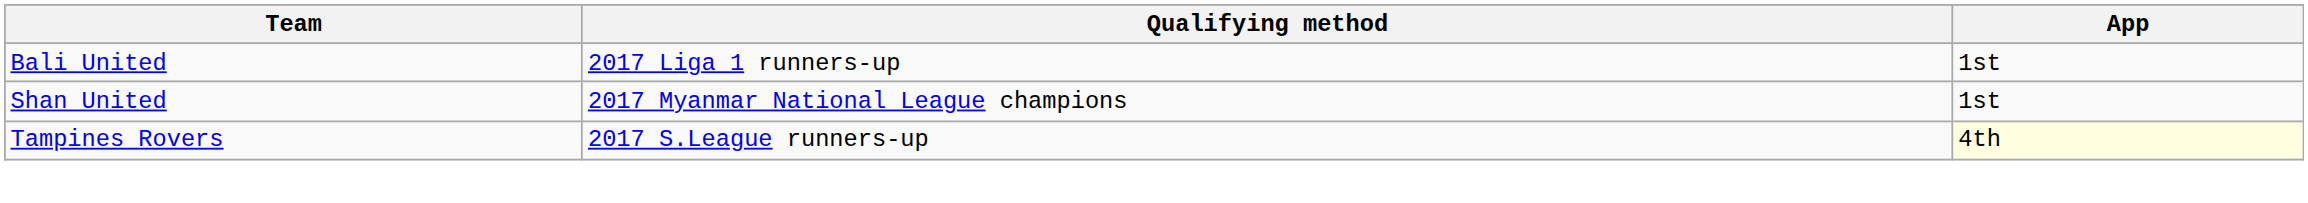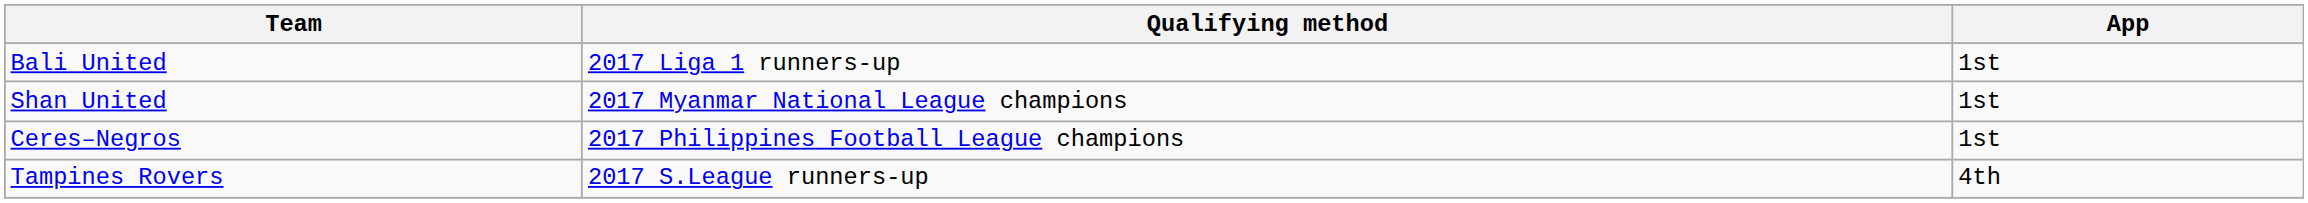+ row: (96, 140)
(1980, 140) lightyellow background -> (1980, 178) no background
